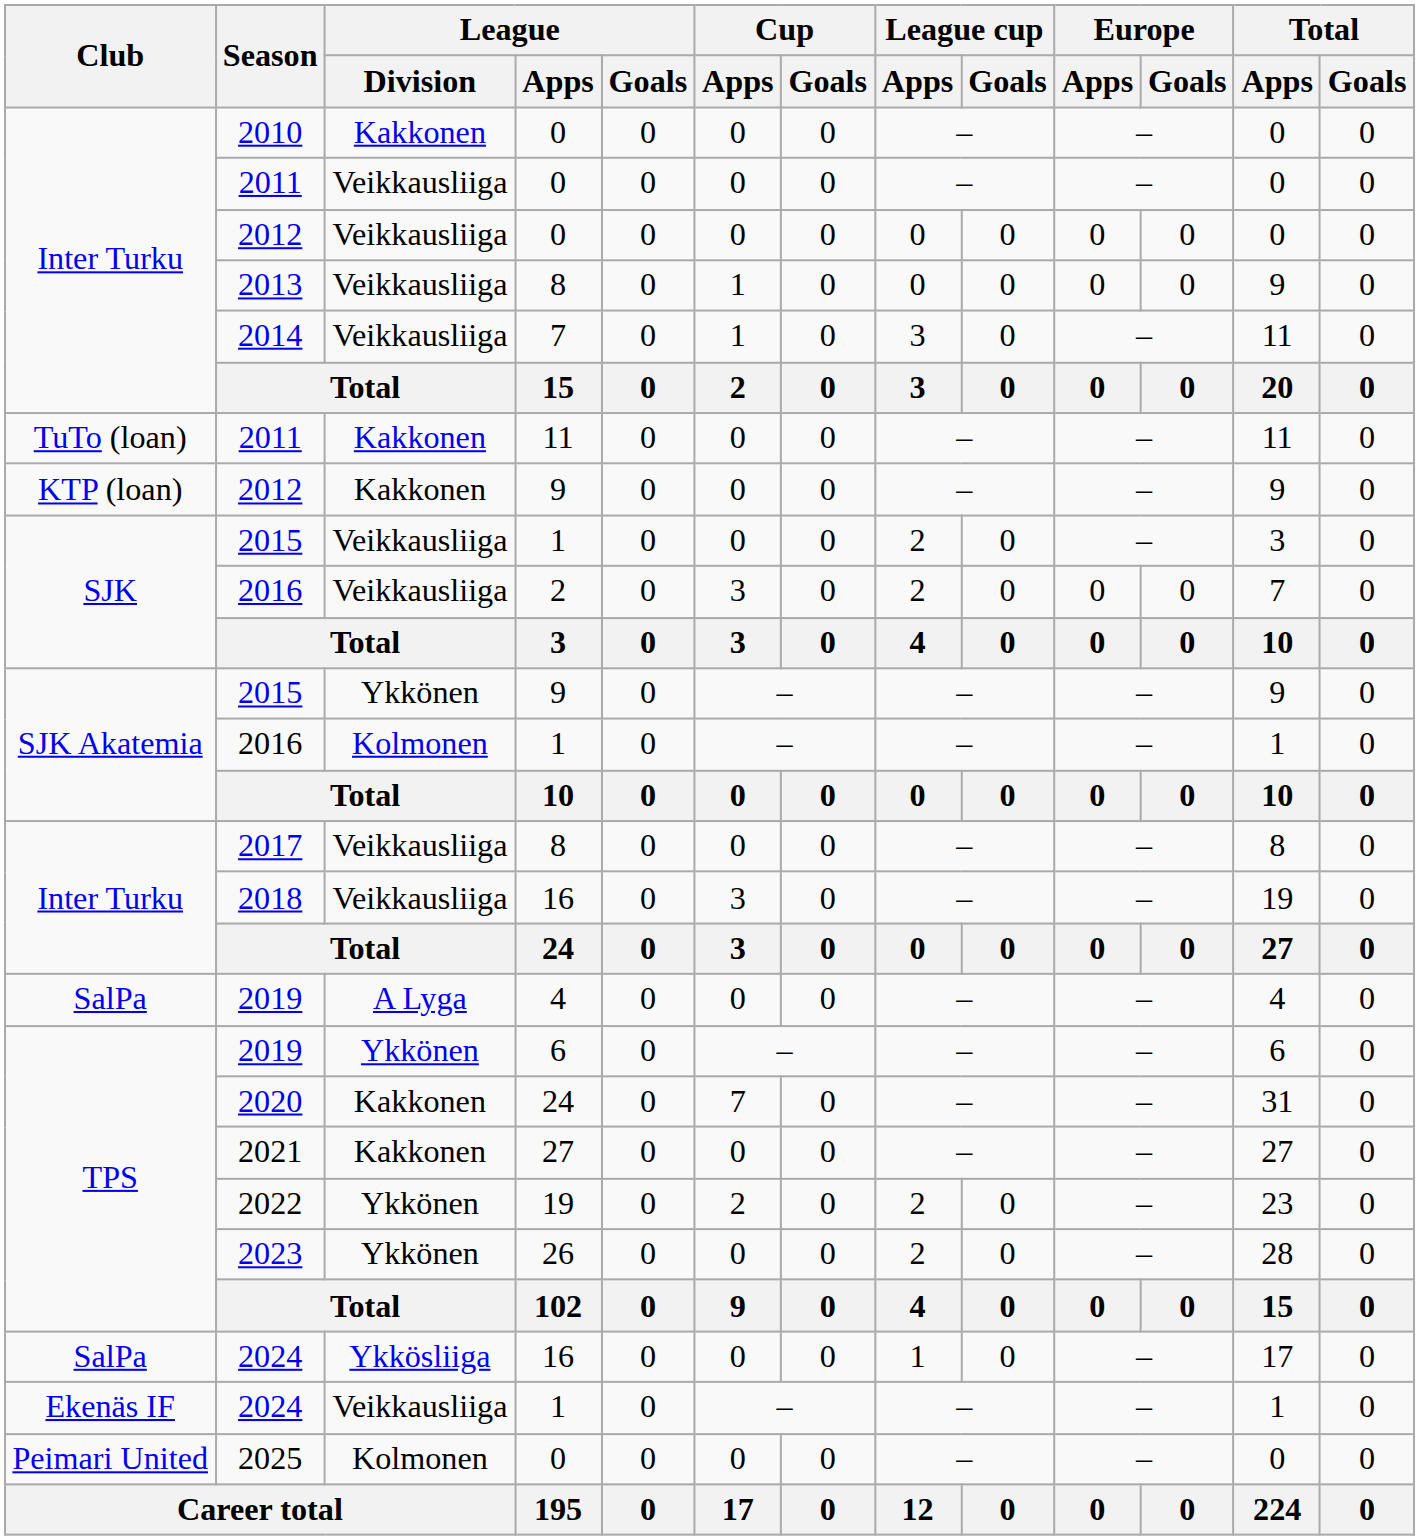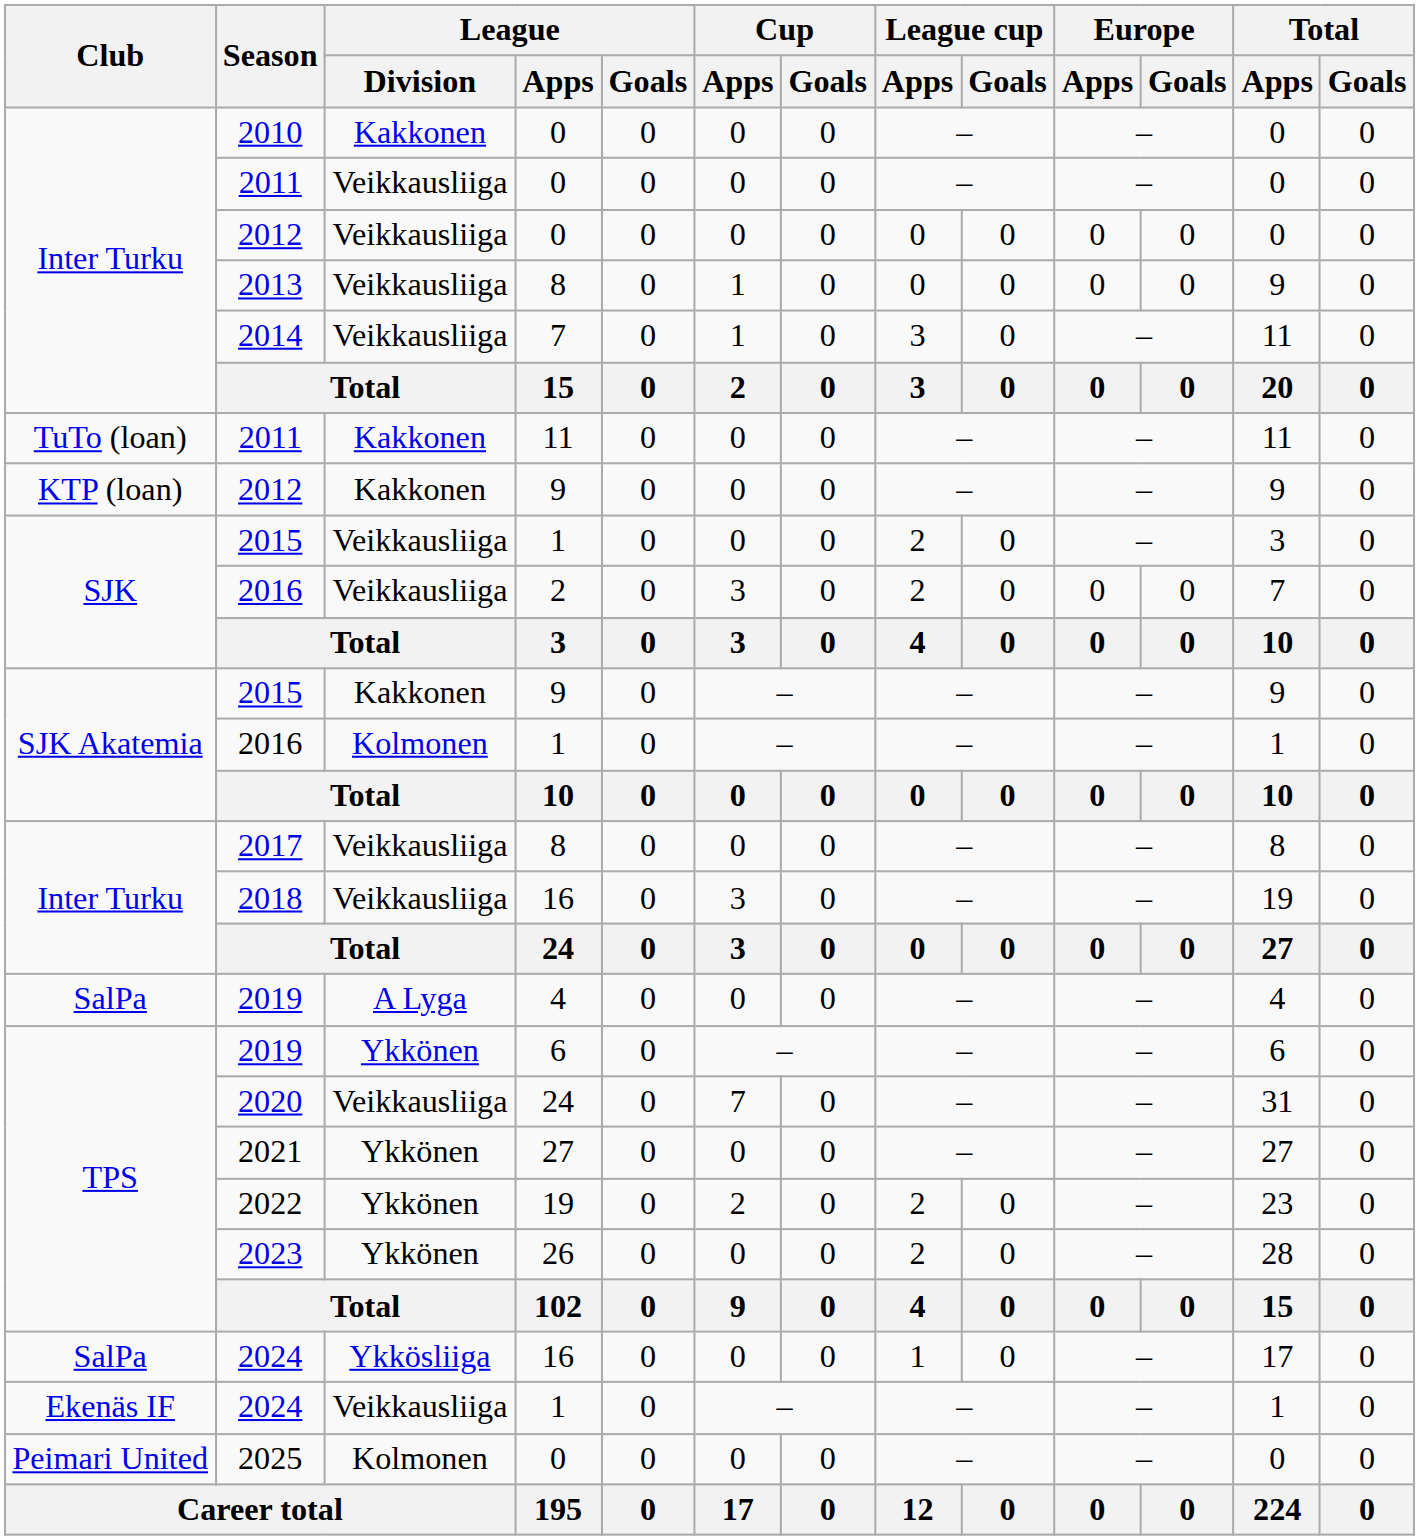(420, 693) Ykkönen -> (420, 693) Kakkonen
(420, 1101) Kakkonen -> (420, 1101) Veikkausliiga
(420, 1152) Kakkonen -> (420, 1152) Ykkönen
